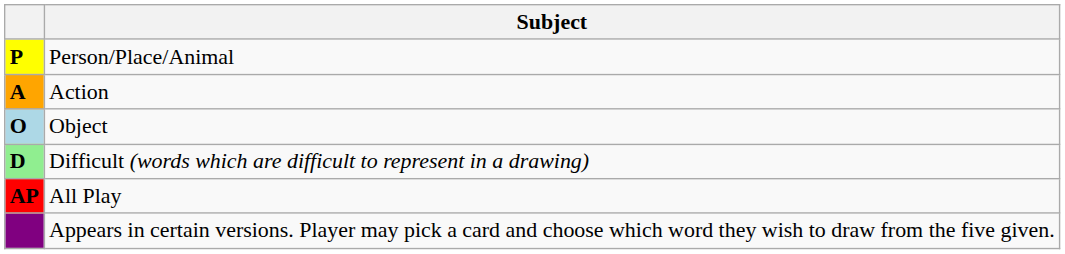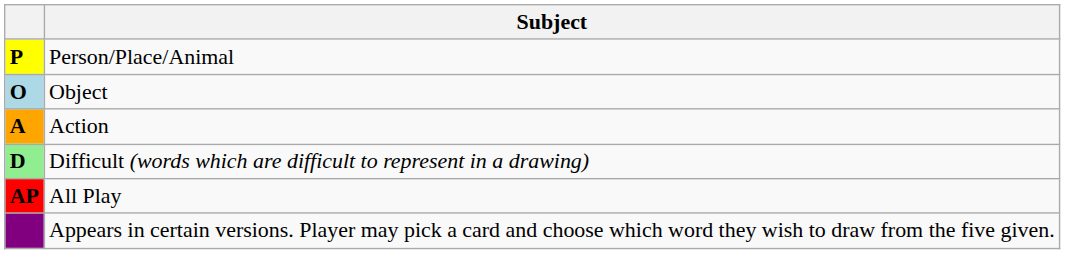rows swapped: (78, 126) <-> (79, 91)
